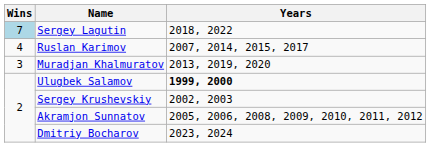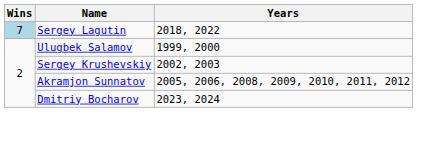- row: (82, 47)
- row: (101, 64)
(201, 82) bold -> (188, 47) normal
